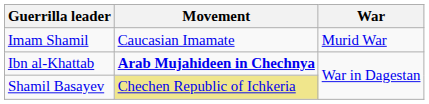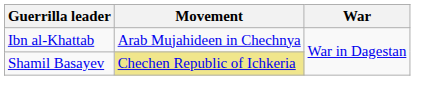- row: (48, 39)
(216, 63) bold -> (209, 39) normal
